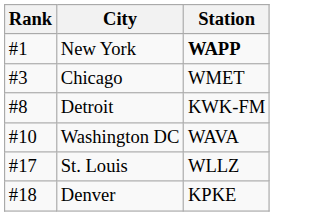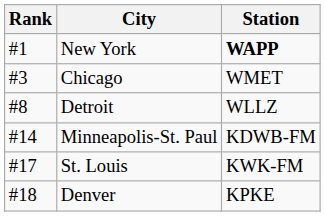(227, 107) KWK-FM -> (252, 107) WLLZ
- row: (120, 136)
+ row: (139, 136)
(214, 166) WLLZ -> (265, 166) KWK-FM
